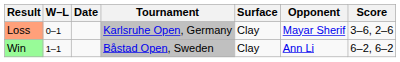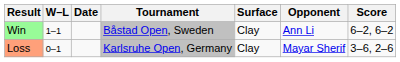rows swapped: (19, 30) <-> (16, 48)
